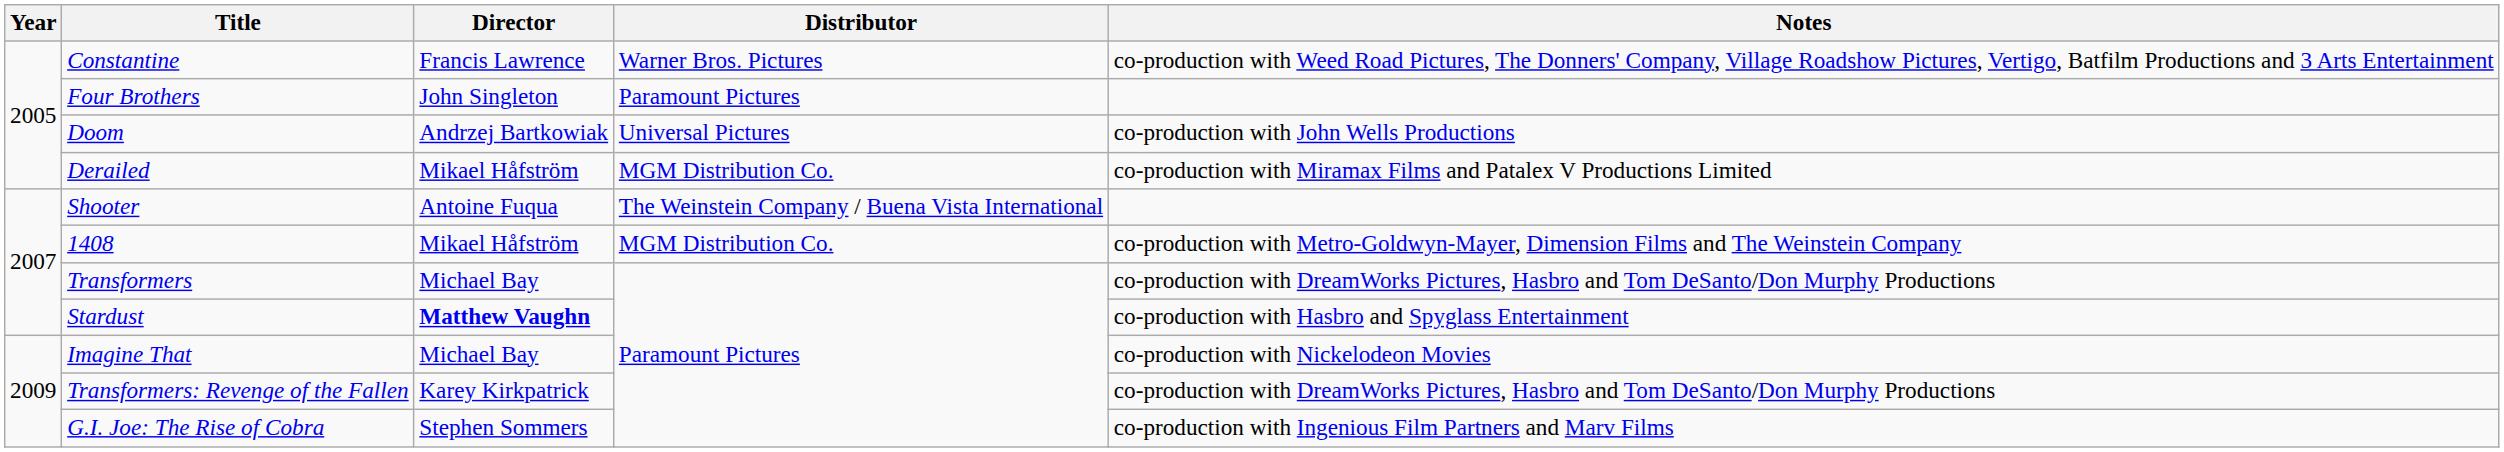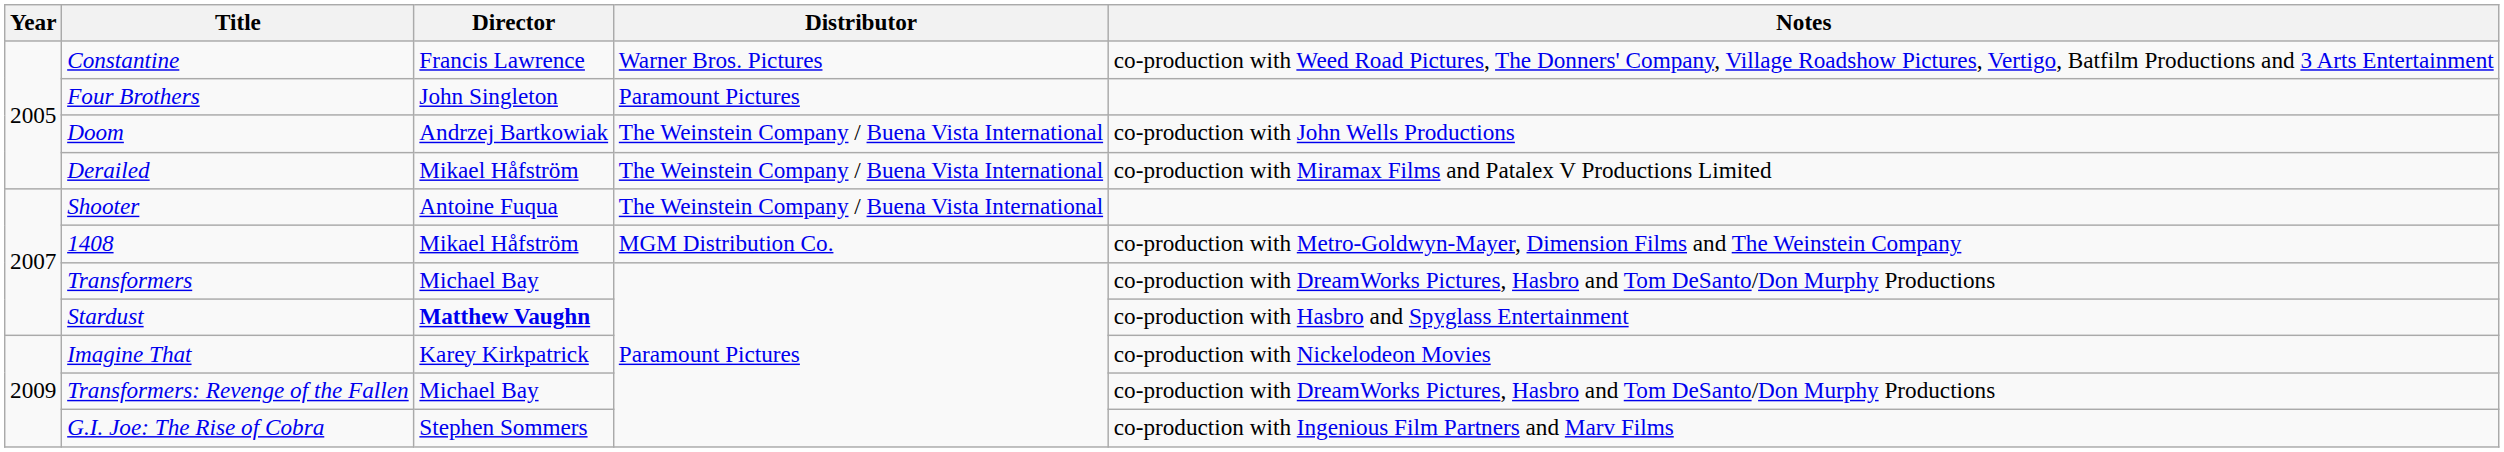(704, 133) Universal Pictures -> (861, 133) The Weinstein Company / Buena Vista International
(726, 170) MGM Distribution Co. -> (861, 170) The Weinstein Company / Buena Vista International
(479, 354) Michael Bay -> (504, 354) Karey Kirkpatrick
(504, 390) Karey Kirkpatrick -> (479, 390) Michael Bay
